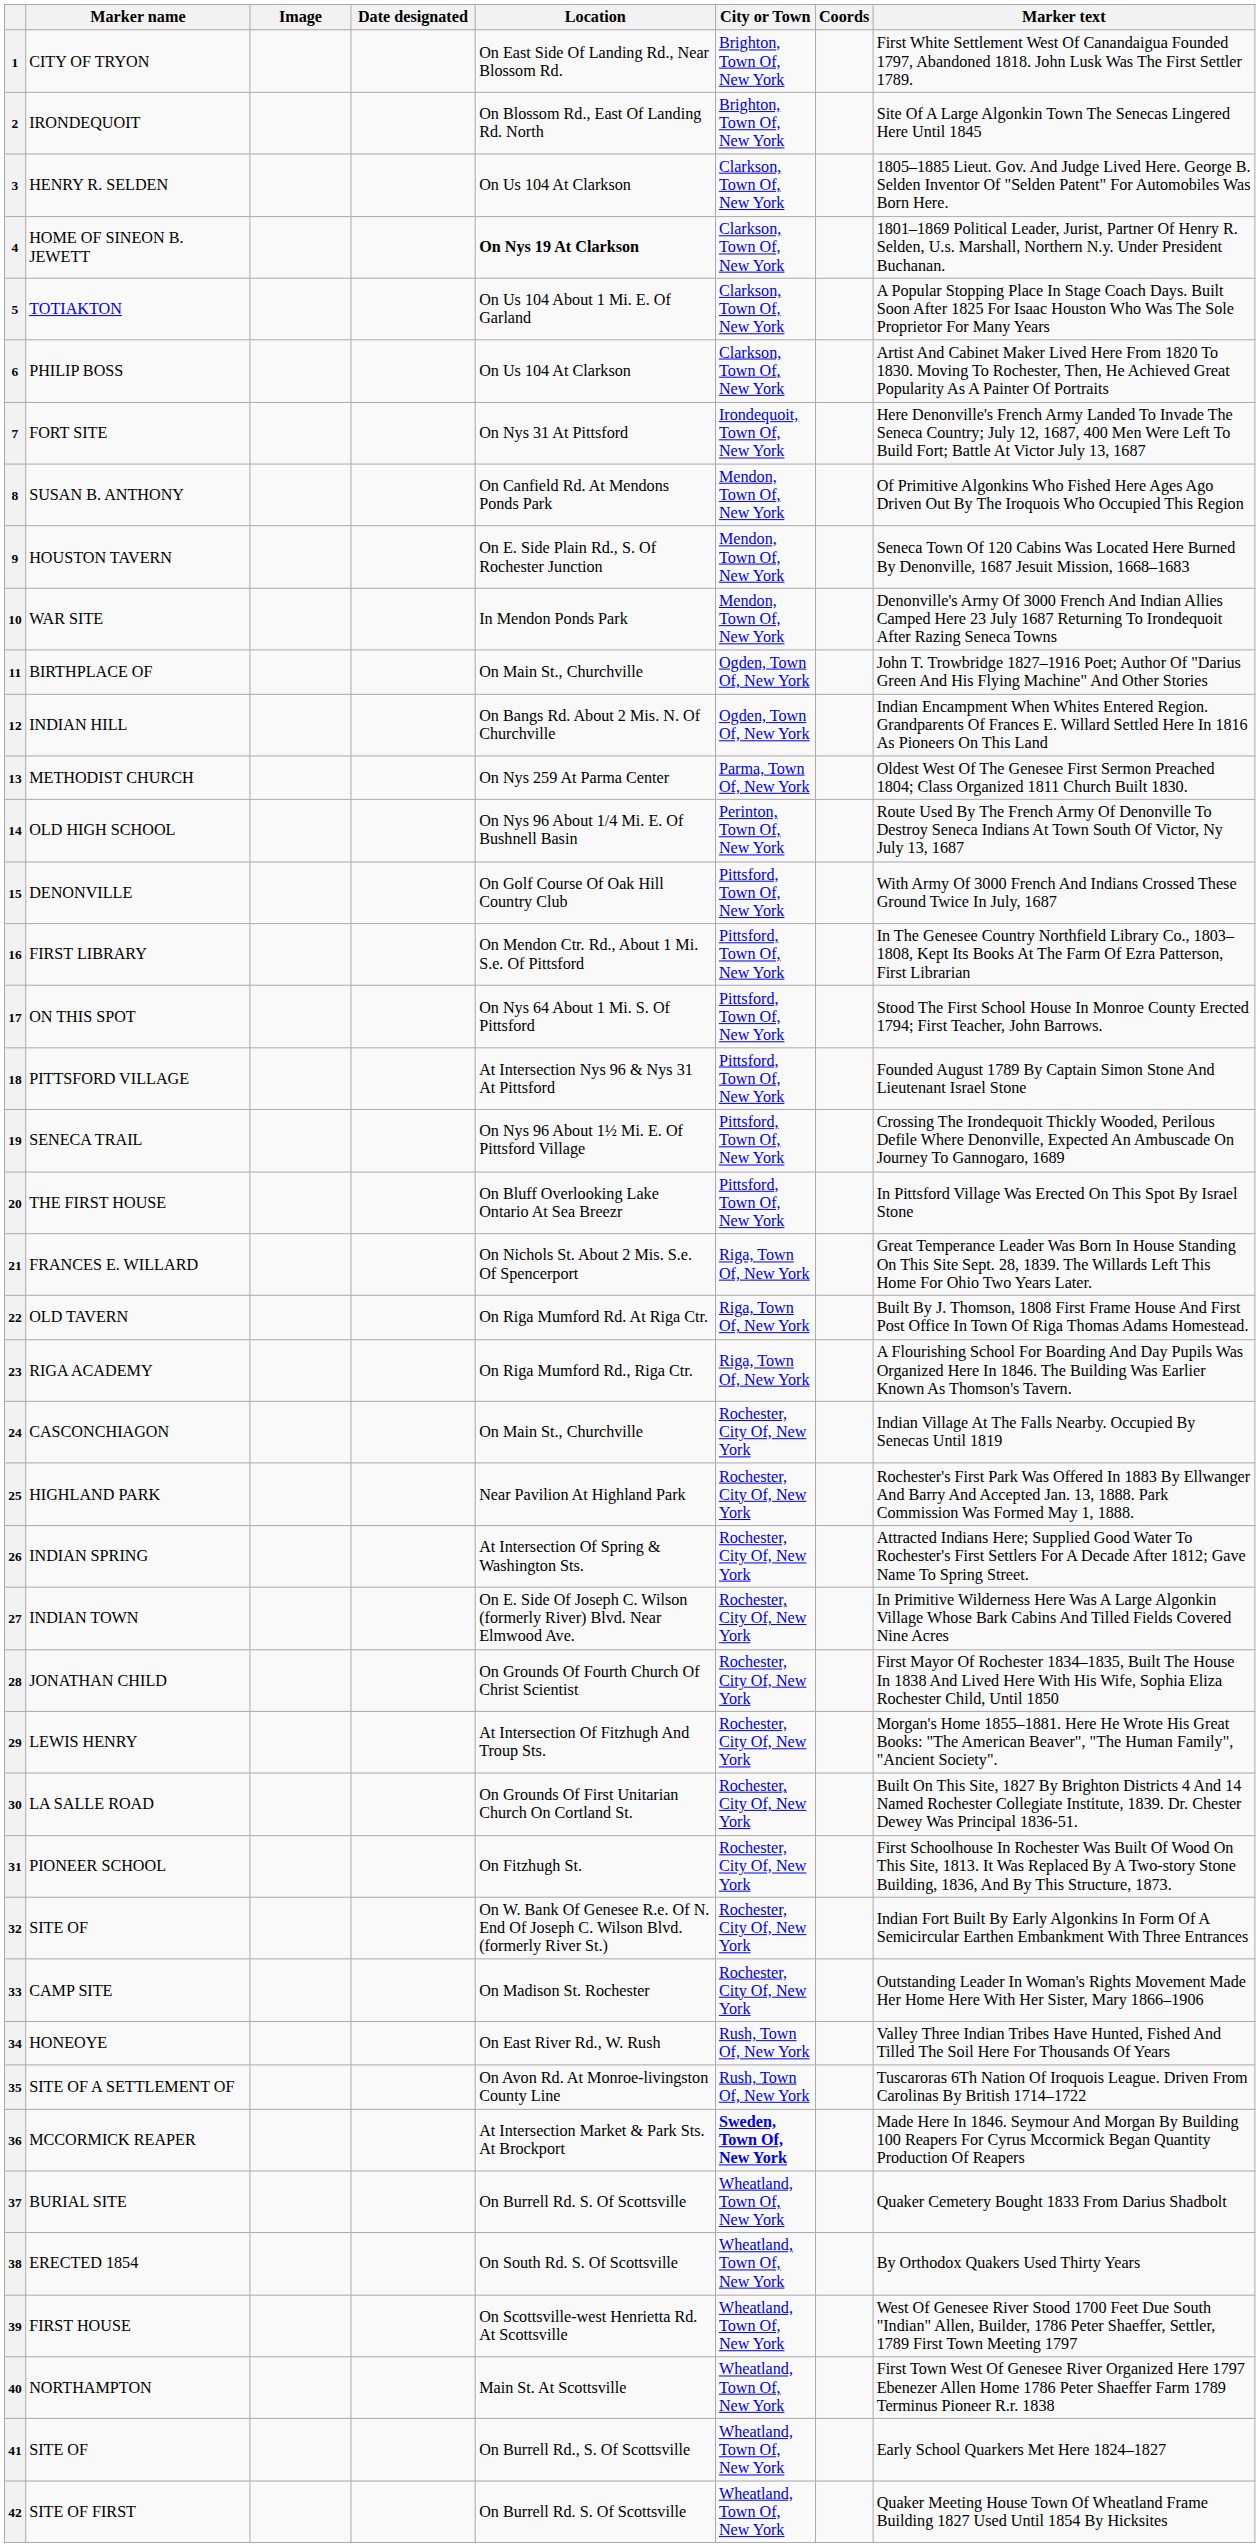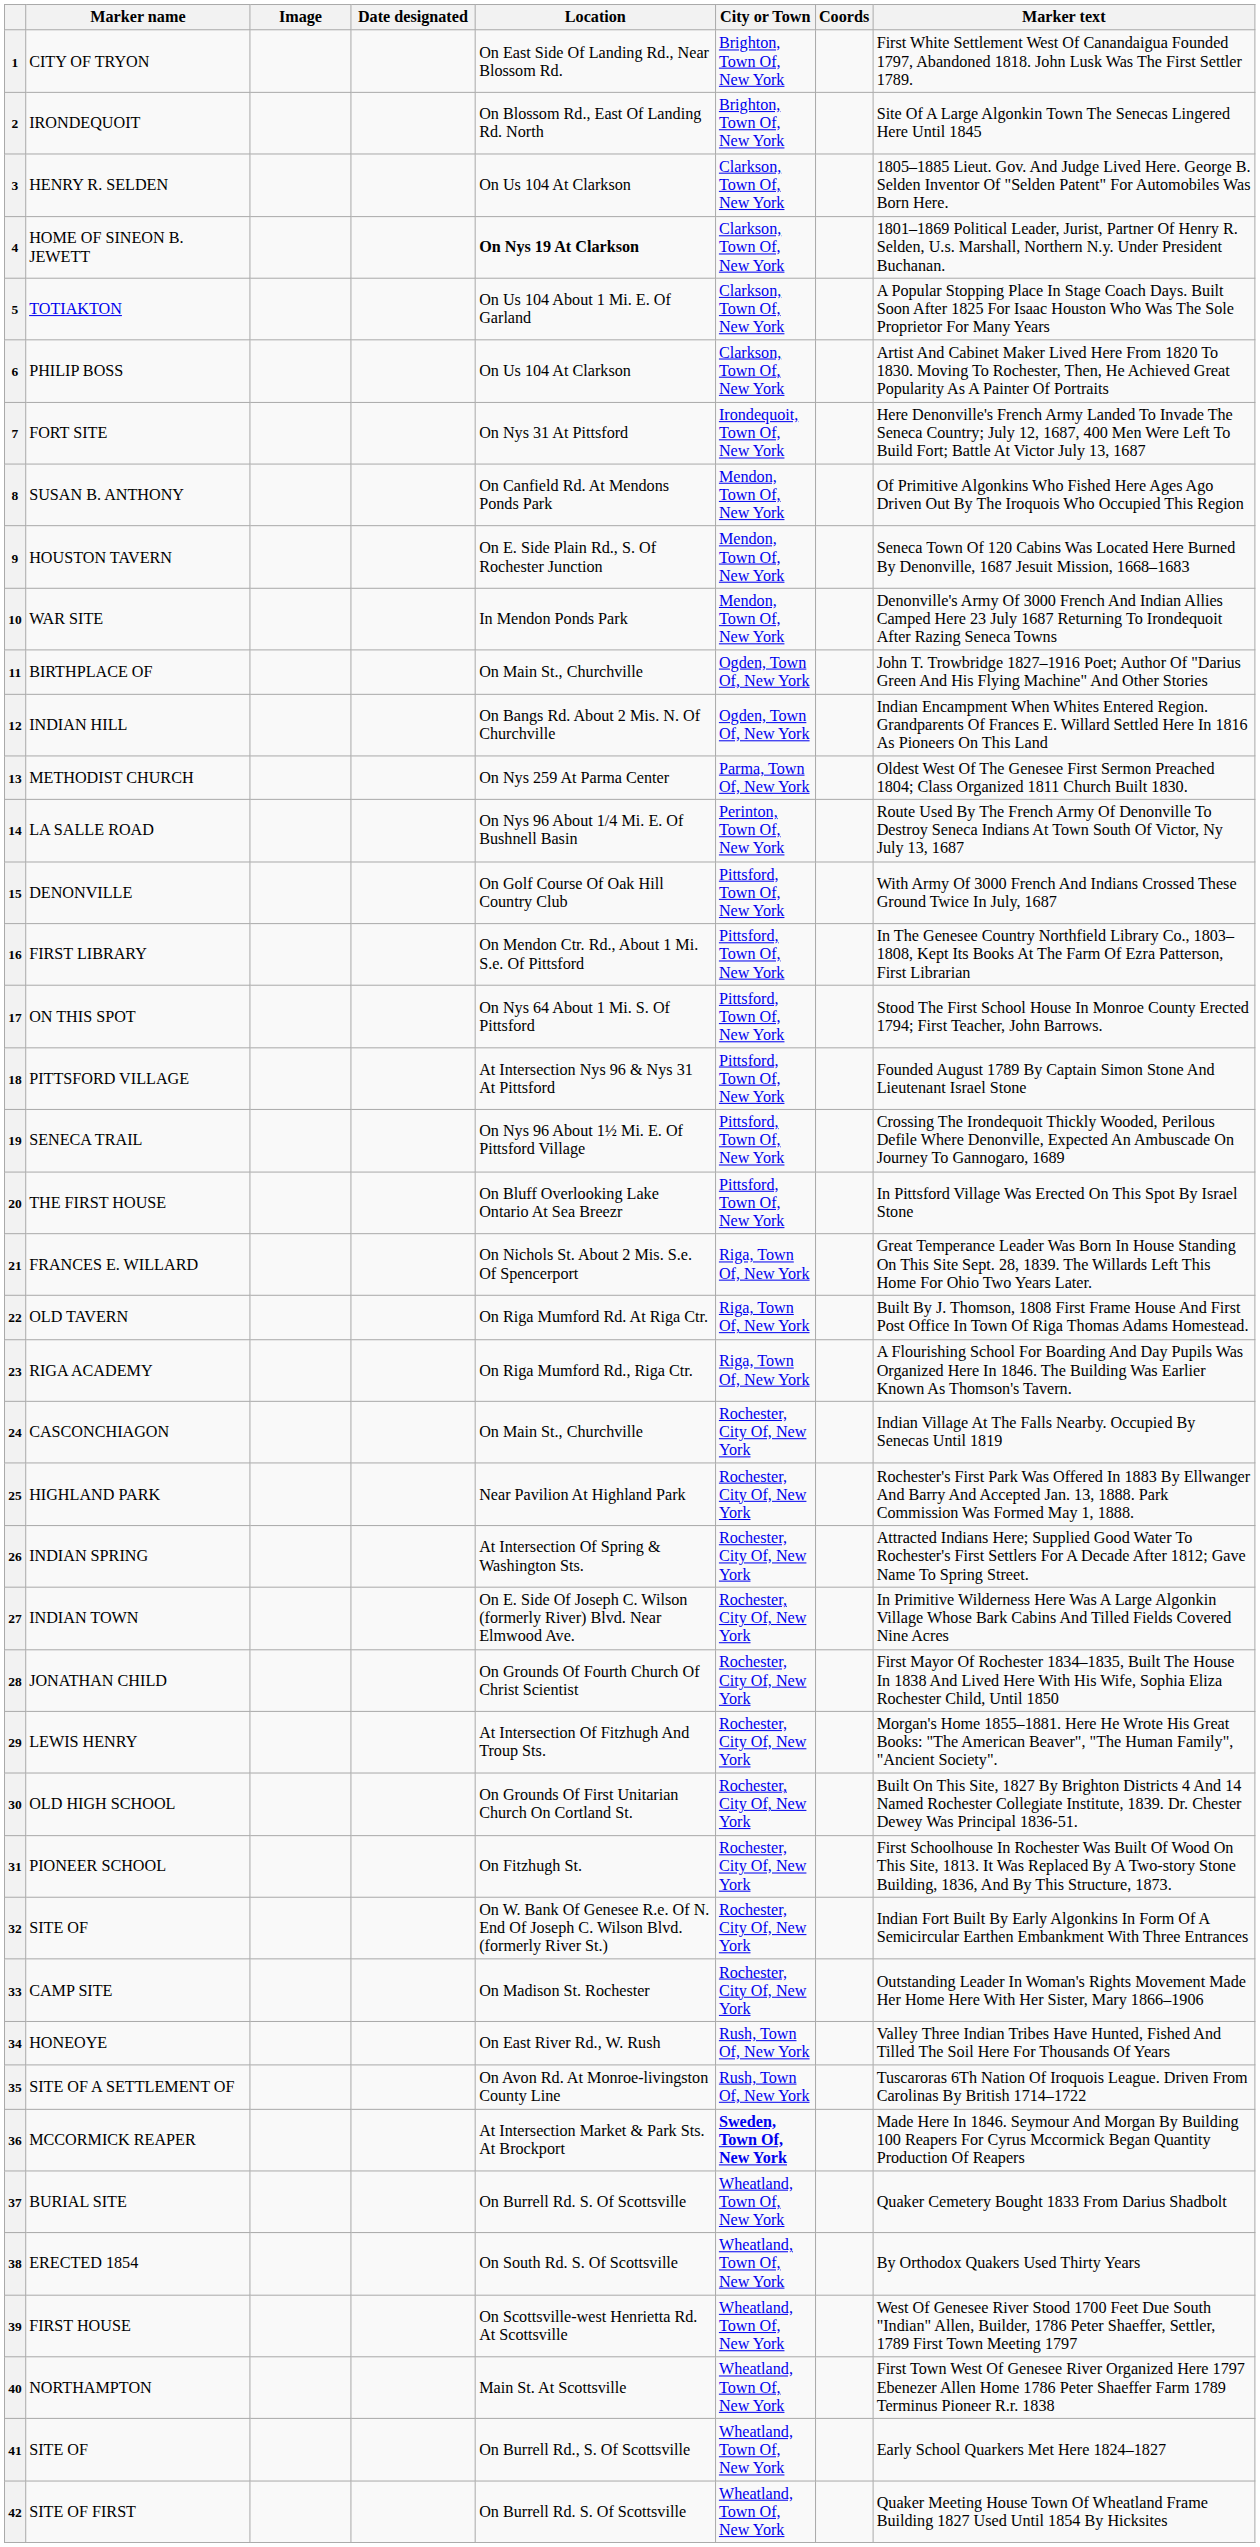(102, 830) OLD HIGH SCHOOL -> (92, 830) LA SALLE ROAD
(92, 1804) LA SALLE ROAD -> (102, 1804) OLD HIGH SCHOOL
